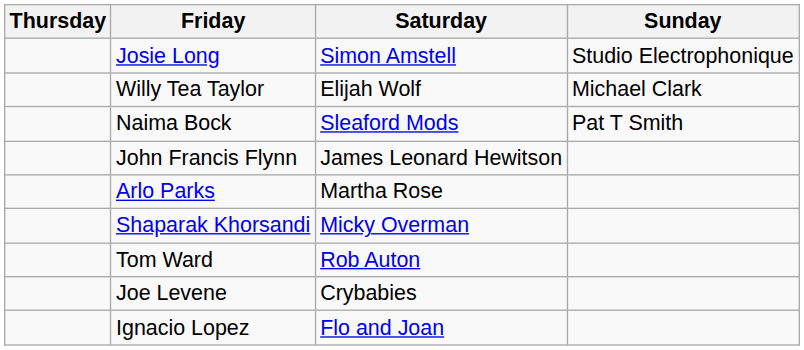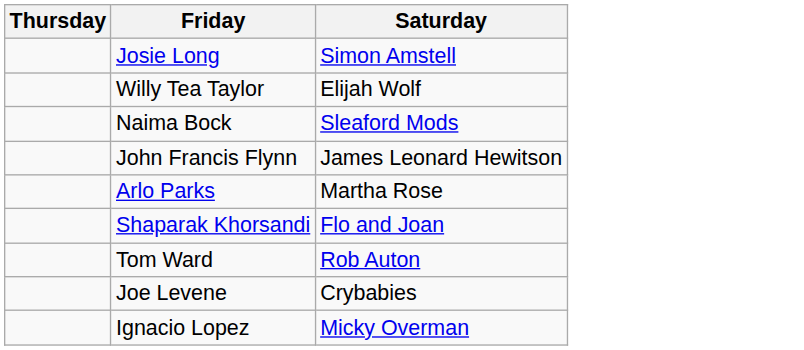- column: (683, 21)
(395, 225) Micky Overman -> (382, 225) Flo and Joan
(382, 327) Flo and Joan -> (395, 327) Micky Overman
